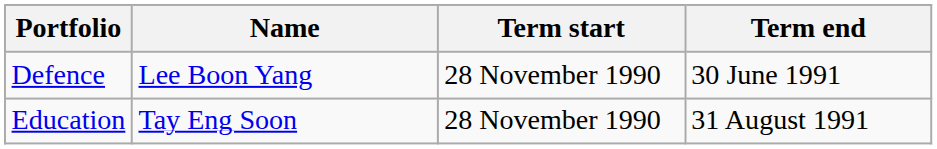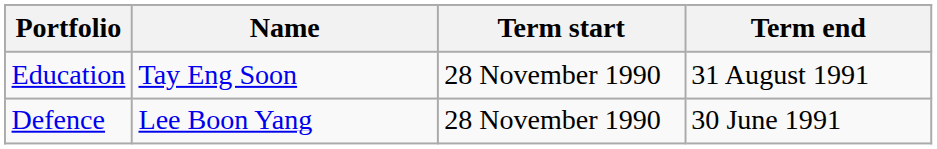rows swapped: (58, 74) <-> (68, 120)
